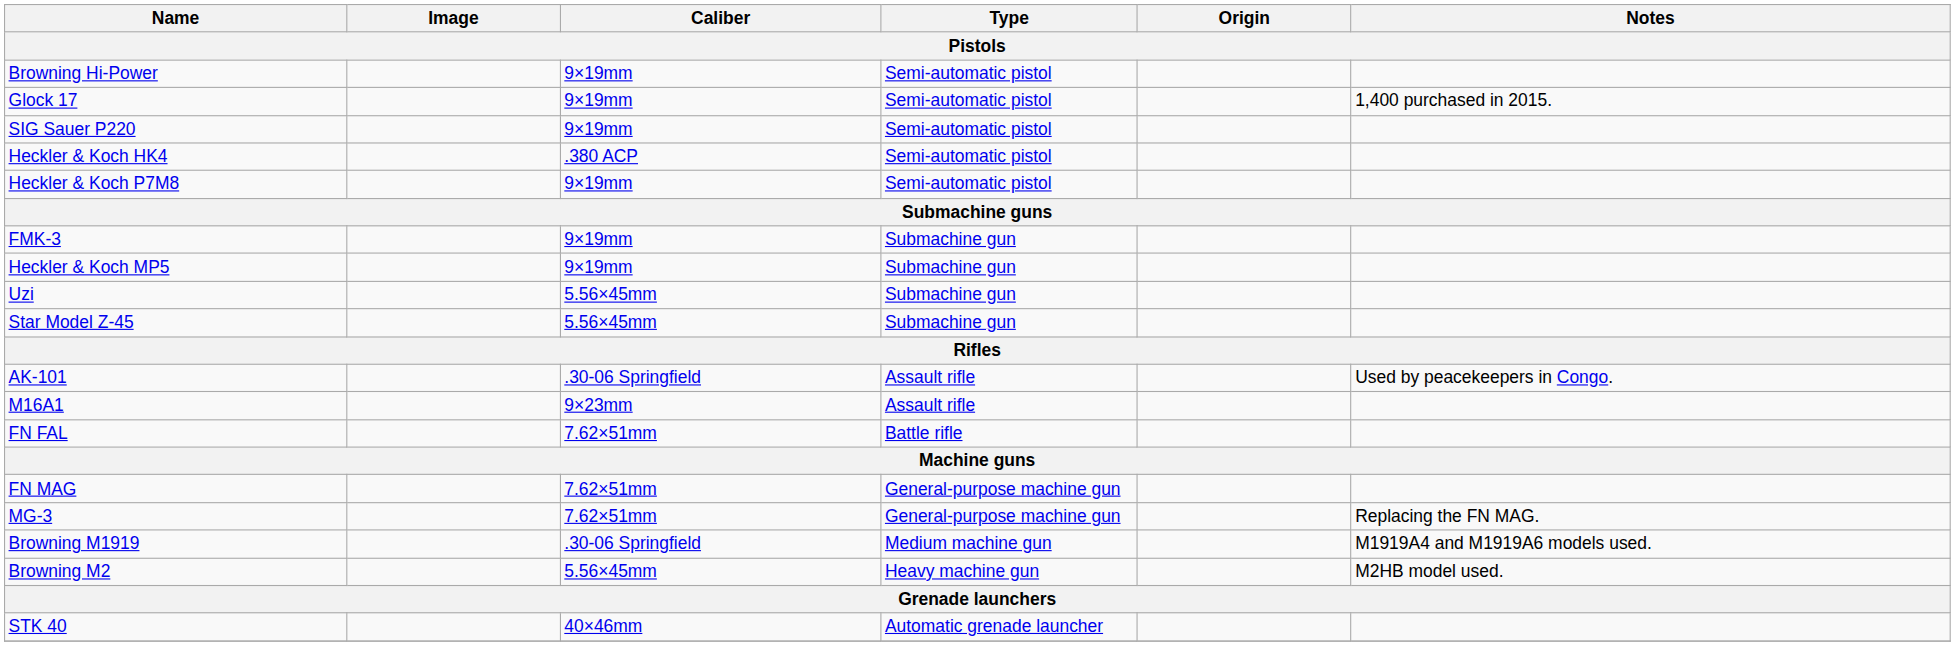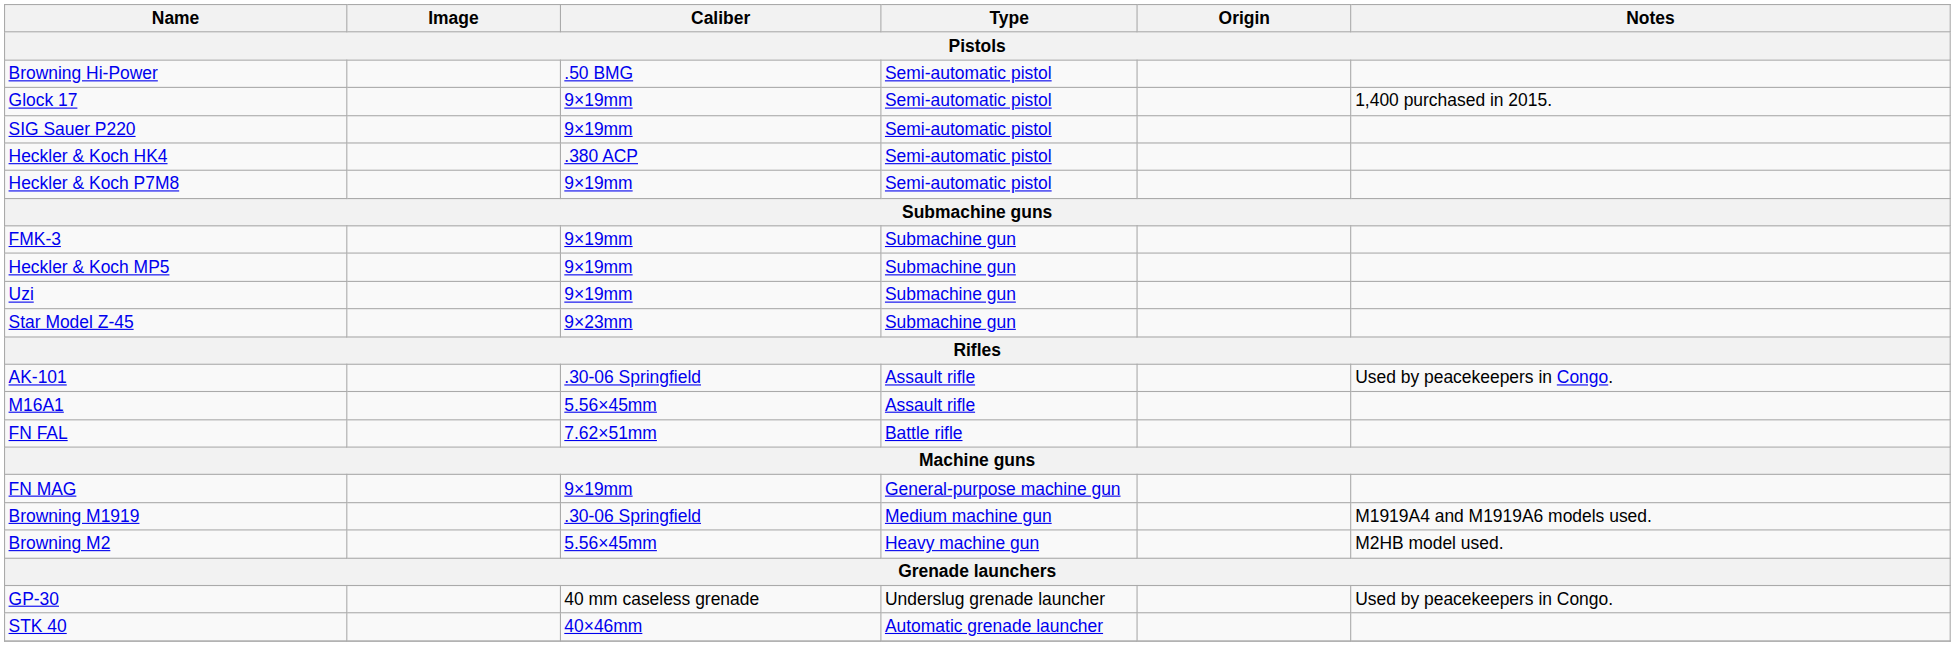(598, 73) 9×19mm -> (599, 73) .50 BMG
(611, 294) 5.56×45mm -> (598, 294) 9×19mm
(611, 322) 5.56×45mm -> (598, 322) 9×23mm
(598, 405) 9×23mm -> (611, 405) 5.56×45mm
(611, 488) 7.62×51mm -> (598, 488) 9×19mm
- row: (30, 516)
+ row: (34, 599)
